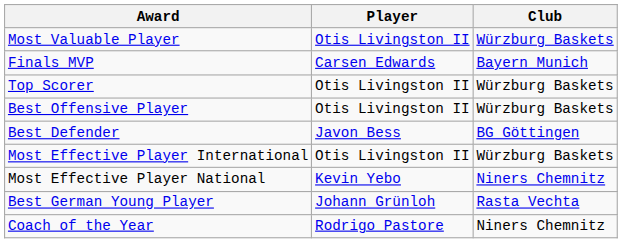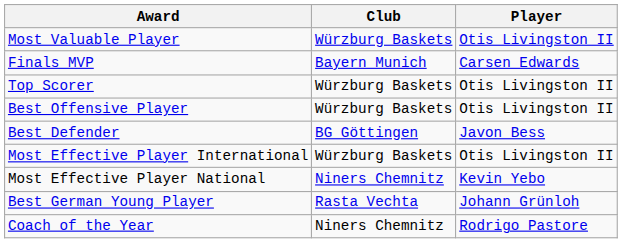columns swapped: (392, 16) <-> (545, 16)
